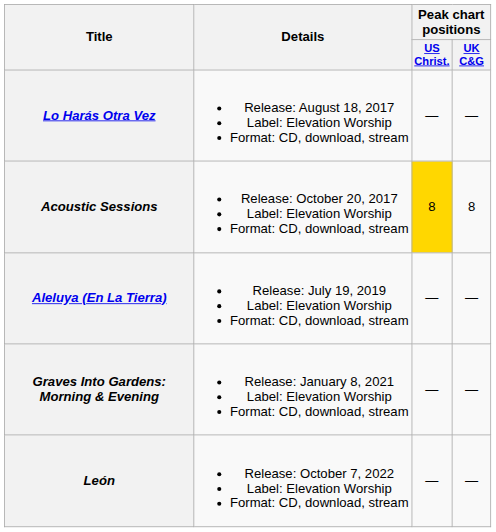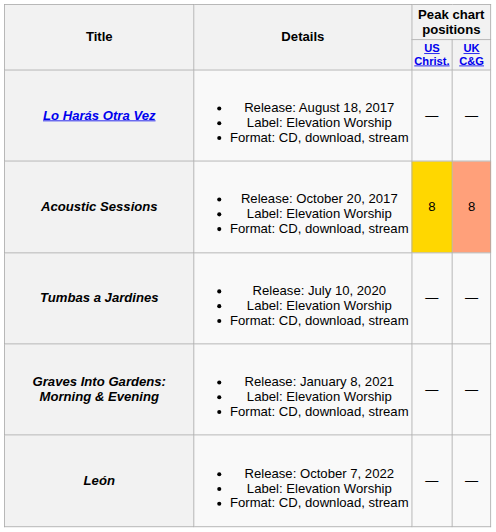(472, 206) no background -> (472, 206) lightsalmon background
- row: (99, 298)
+ row: (99, 298)
